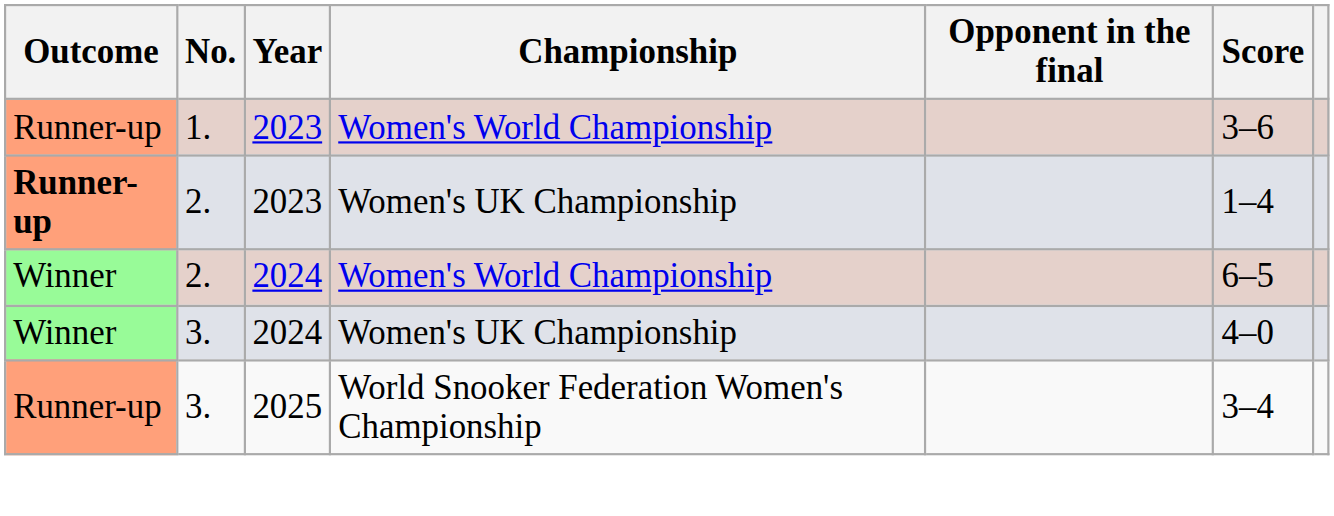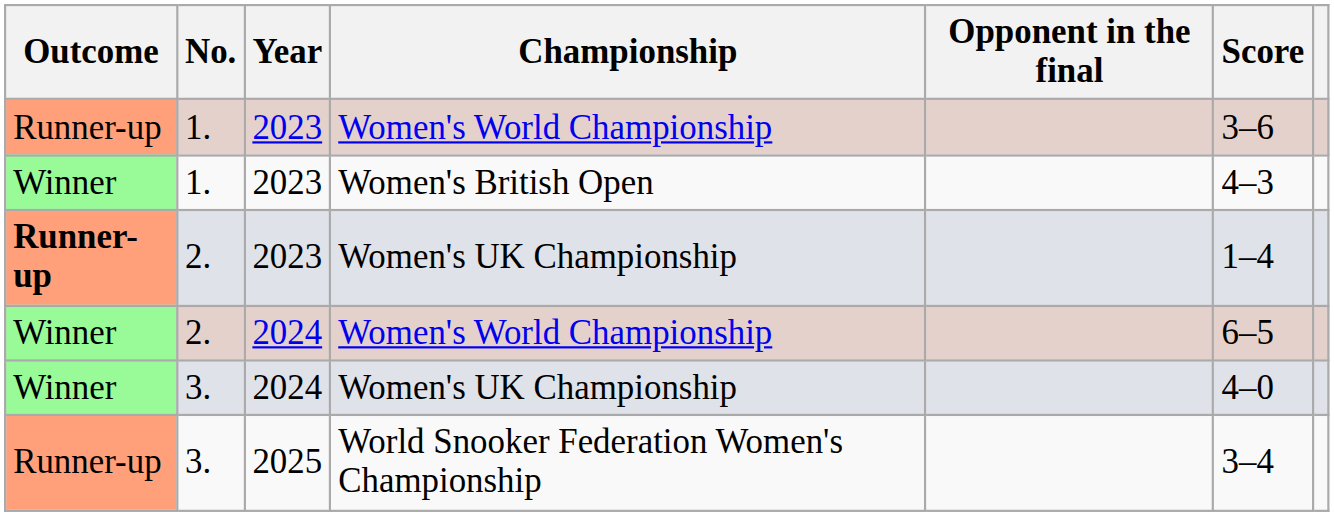+ row: (198, 182)
